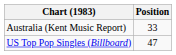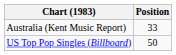(152, 43) 47 -> (152, 43) 50
